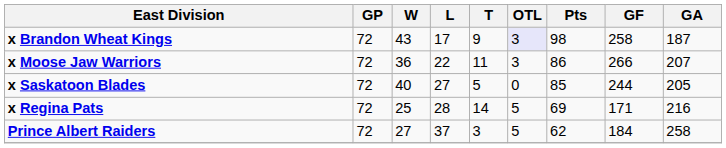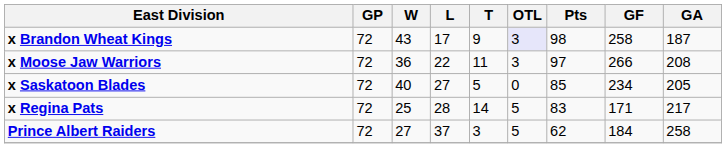(558, 62) 86 -> (558, 62) 97
(678, 62) 207 -> (678, 62) 208
(620, 85) 244 -> (620, 85) 234
(558, 108) 69 -> (558, 108) 83
(678, 108) 216 -> (678, 108) 217
